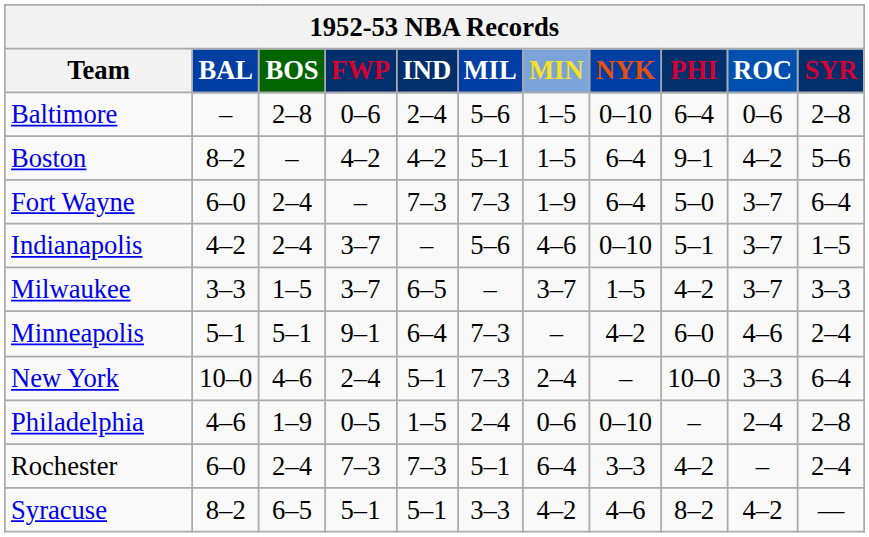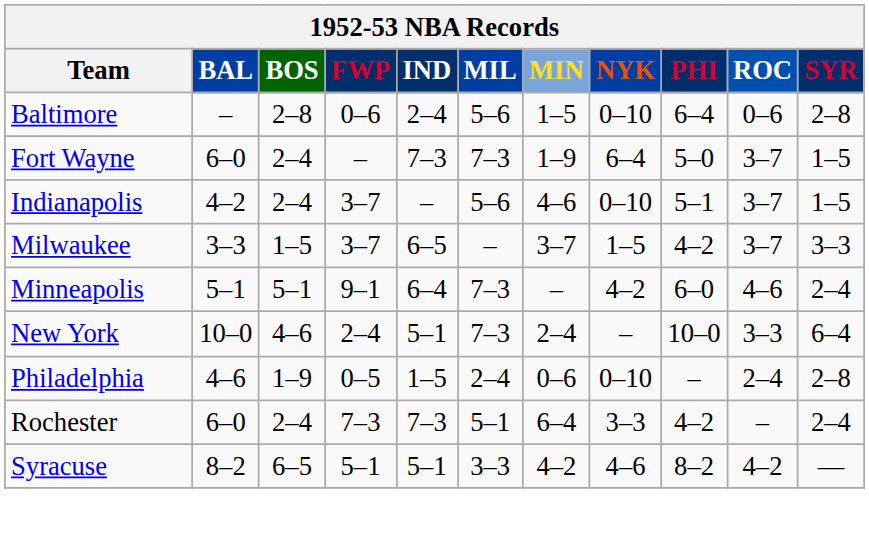- row: (49, 158)
(831, 202) 6–4 -> (831, 158) 1–5
